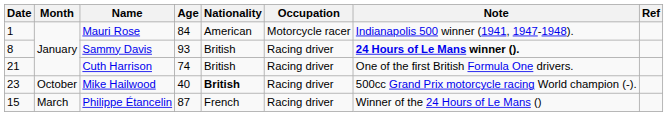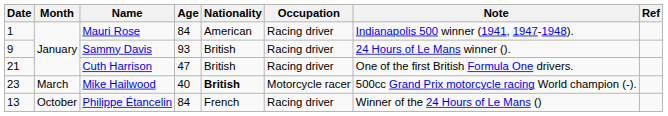(309, 31) Motorcycle racer -> (300, 31) Racing driver
(10, 48) 8 -> (10, 48) 9
(438, 48) bold -> (433, 48) normal
(184, 66) 74 -> (184, 66) 47
(57, 84) October -> (53, 84) March
(300, 84) Racing driver -> (309, 84) Motorcycle racer
(13, 102) 15 -> (13, 102) 13
(53, 102) March -> (57, 102) October
(184, 102) 87 -> (184, 102) 84
